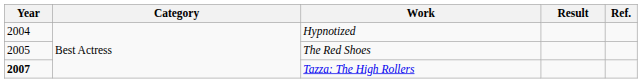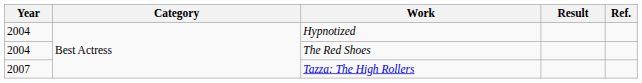(18, 50) 2005 -> (18, 50) 2004
(18, 68) bold -> (18, 68) normal
